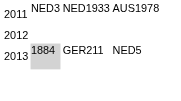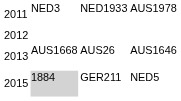+ row: (98, 50)
(16, 56) 2013 -> (16, 83) 2015
